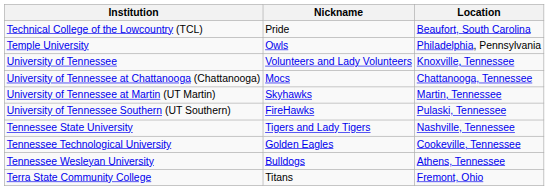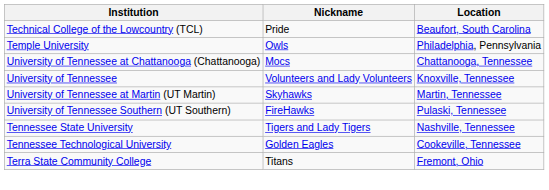rows swapped: (62, 62) <-> (134, 78)
- row: (80, 161)
